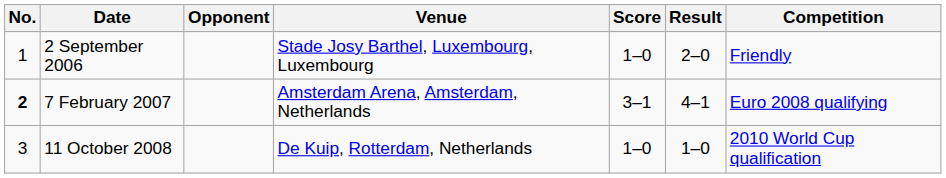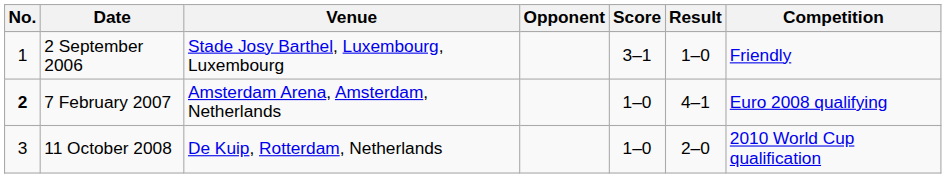columns swapped: (441, 18) <-> (229, 18)
(637, 55) 1–0 -> (637, 55) 3–1
(695, 55) 2–0 -> (695, 55) 1–0
(637, 102) 3–1 -> (637, 102) 1–0
(695, 149) 1–0 -> (695, 149) 2–0
